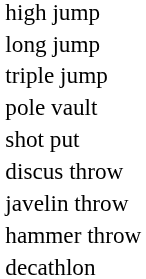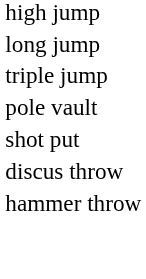- row: (67, 203)
- row: (50, 267)
